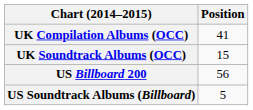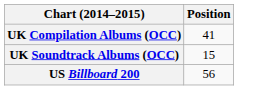- row: (101, 94)
